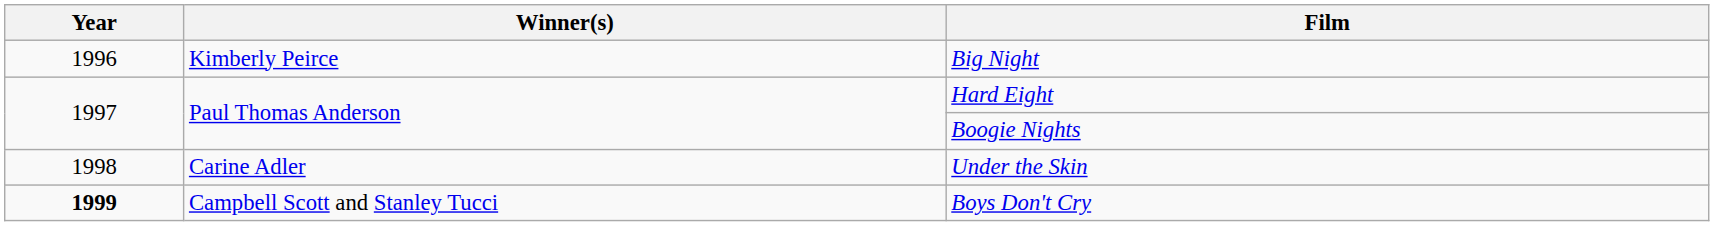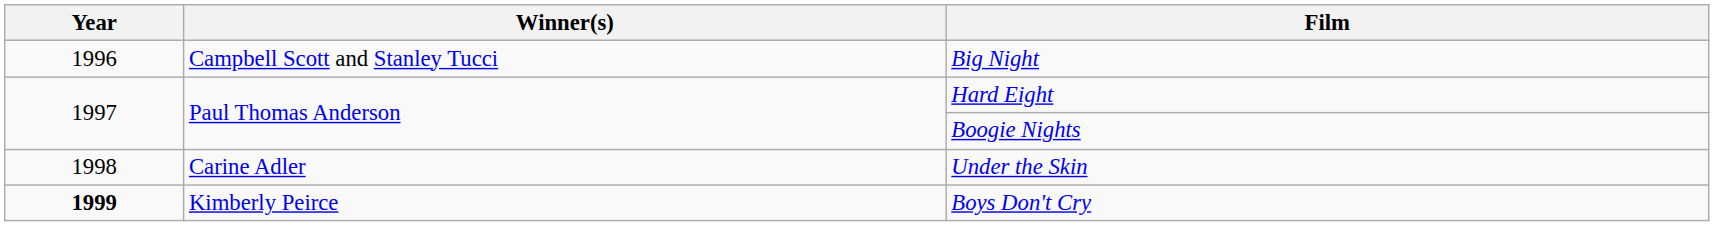(264, 58) Kimberly Peirce -> (344, 58) Campbell Scott and Stanley Tucci
(344, 202) Campbell Scott and Stanley Tucci -> (264, 202) Kimberly Peirce
